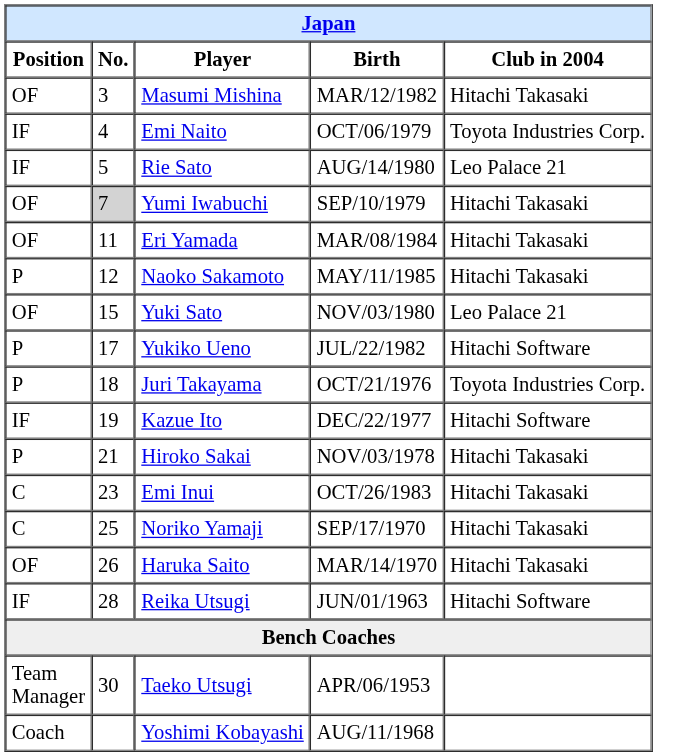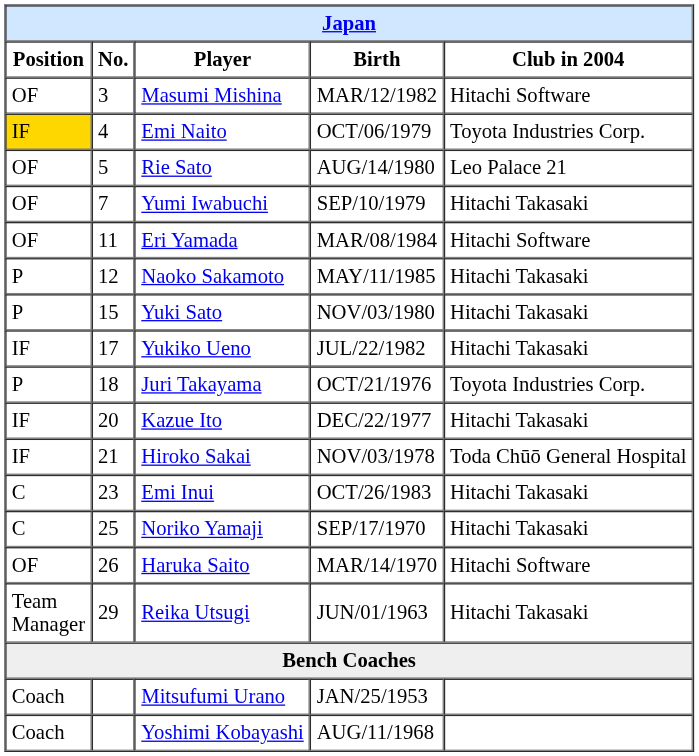(519, 95) Hitachi Takasaki -> (520, 95) Hitachi Software
(21, 131) no background -> (21, 131) gold background
(21, 167) IF -> (25, 167) OF
(103, 203) lightgrey background -> (103, 203) no background
(519, 239) Hitachi Takasaki -> (520, 239) Hitachi Software
(25, 312) OF -> (17, 312) P
(508, 312) Leo Palace 21 -> (519, 312) Hitachi Takasaki
(17, 348) P -> (21, 348) IF
(520, 348) Hitachi Software -> (519, 348) Hitachi Takasaki
(108, 420) 19 -> (108, 420) 20
(520, 420) Hitachi Software -> (519, 420) Hitachi Takasaki
(17, 456) P -> (21, 456) IF
(519, 456) Hitachi Takasaki -> (568, 456) Toda Chūō General Hospital
(519, 565) Hitachi Takasaki -> (520, 565) Hitachi Software
(21, 601) IF -> (48, 612) Team Manager
(108, 601) 28 -> (108, 612) 29
(520, 601) Hitachi Software -> (519, 612) Hitachi Takasaki
- row: (196, 684)
+ row: (213, 696)
